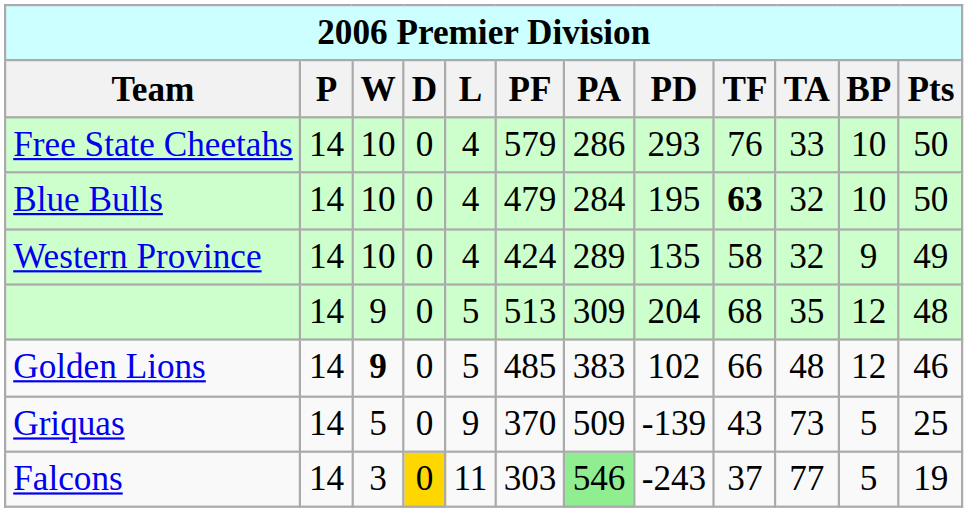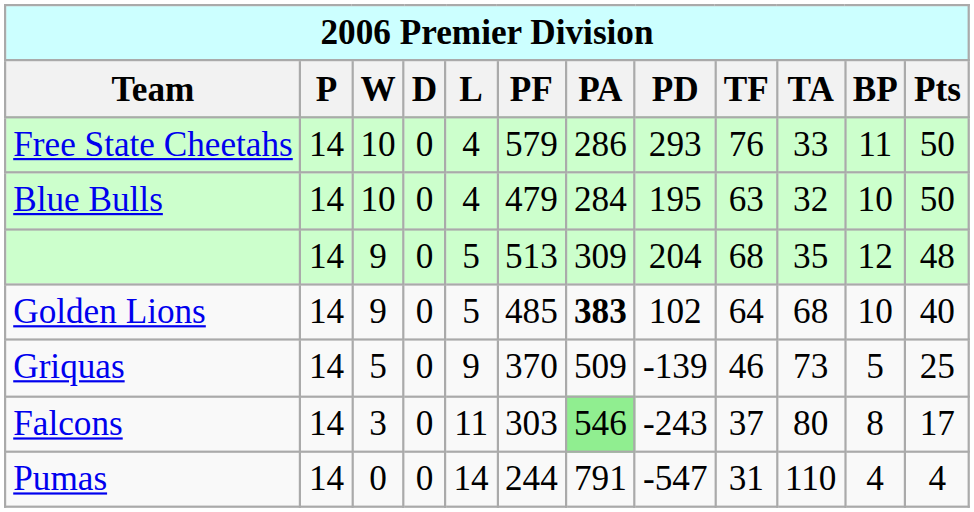(869, 144) 10 -> (875, 144) 11
(745, 199) bold -> (746, 199) normal
- row: (137, 255)
(378, 367) bold -> (378, 311) normal
(599, 367) normal -> (600, 311) bold
(745, 367) 66 -> (746, 311) 64
(807, 367) 48 -> (811, 311) 68
(869, 367) 12 -> (875, 311) 10
(931, 367) 46 -> (937, 311) 40
(745, 423) 43 -> (746, 367) 46
(425, 479) gold background -> (425, 423) no background
(807, 479) 77 -> (811, 423) 80
(869, 479) 5 -> (875, 423) 8
(931, 479) 19 -> (937, 423) 17
+ row: (60, 479)
